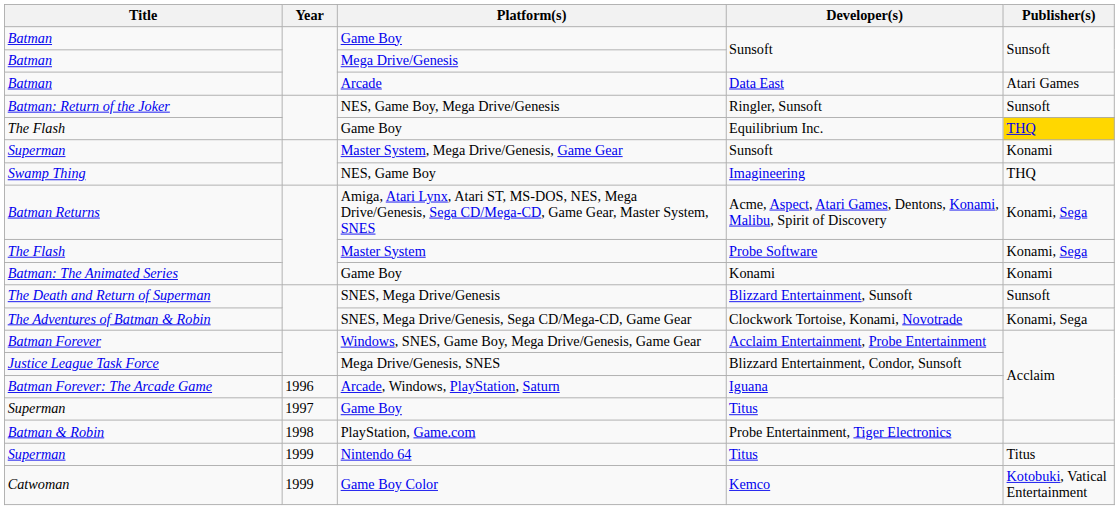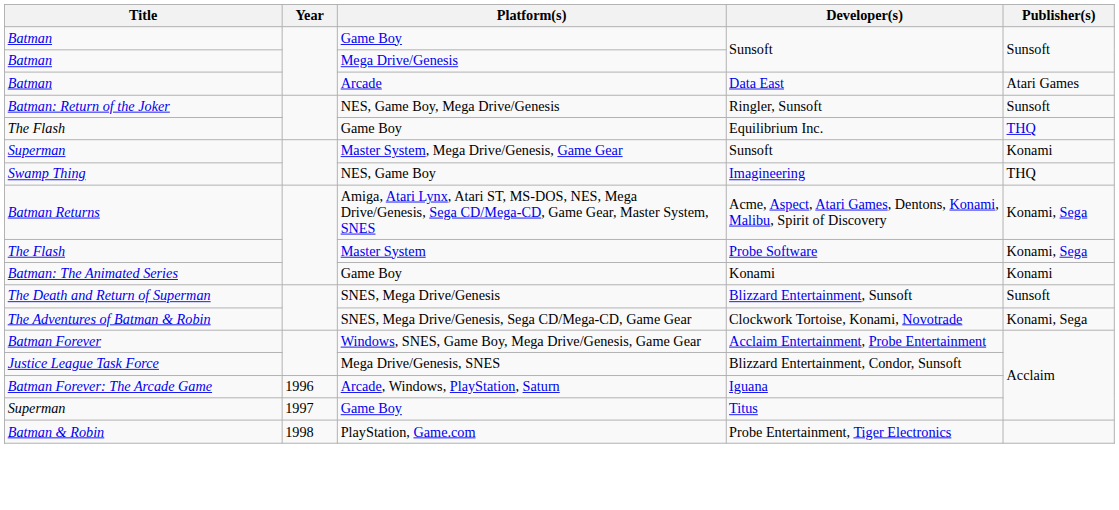(1021, 128) gold background -> (1021, 128) no background
- row: (376, 454)
- row: (389, 484)
